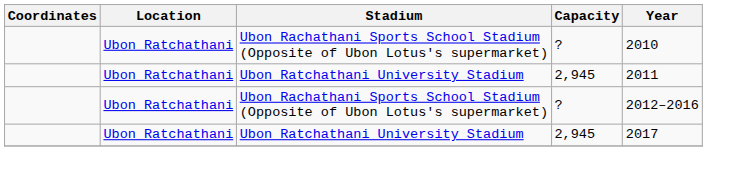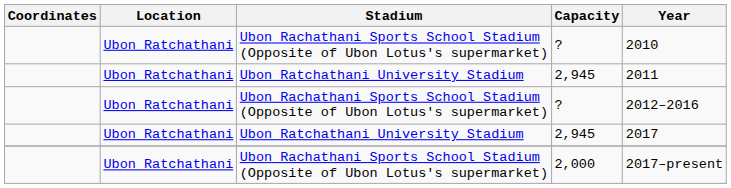+ row: (394, 165)
